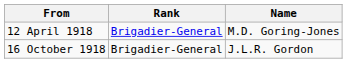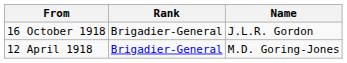rows swapped: (50, 31) <-> (56, 49)
